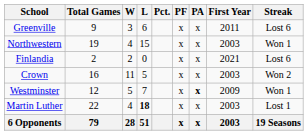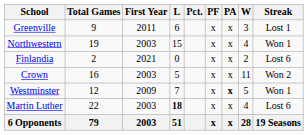columns swapped: (130, 12) <-> (230, 12)
(278, 28) Lost 6 -> (278, 28) Lost 1
(278, 106) Lost 1 -> (278, 106) Lost 6
